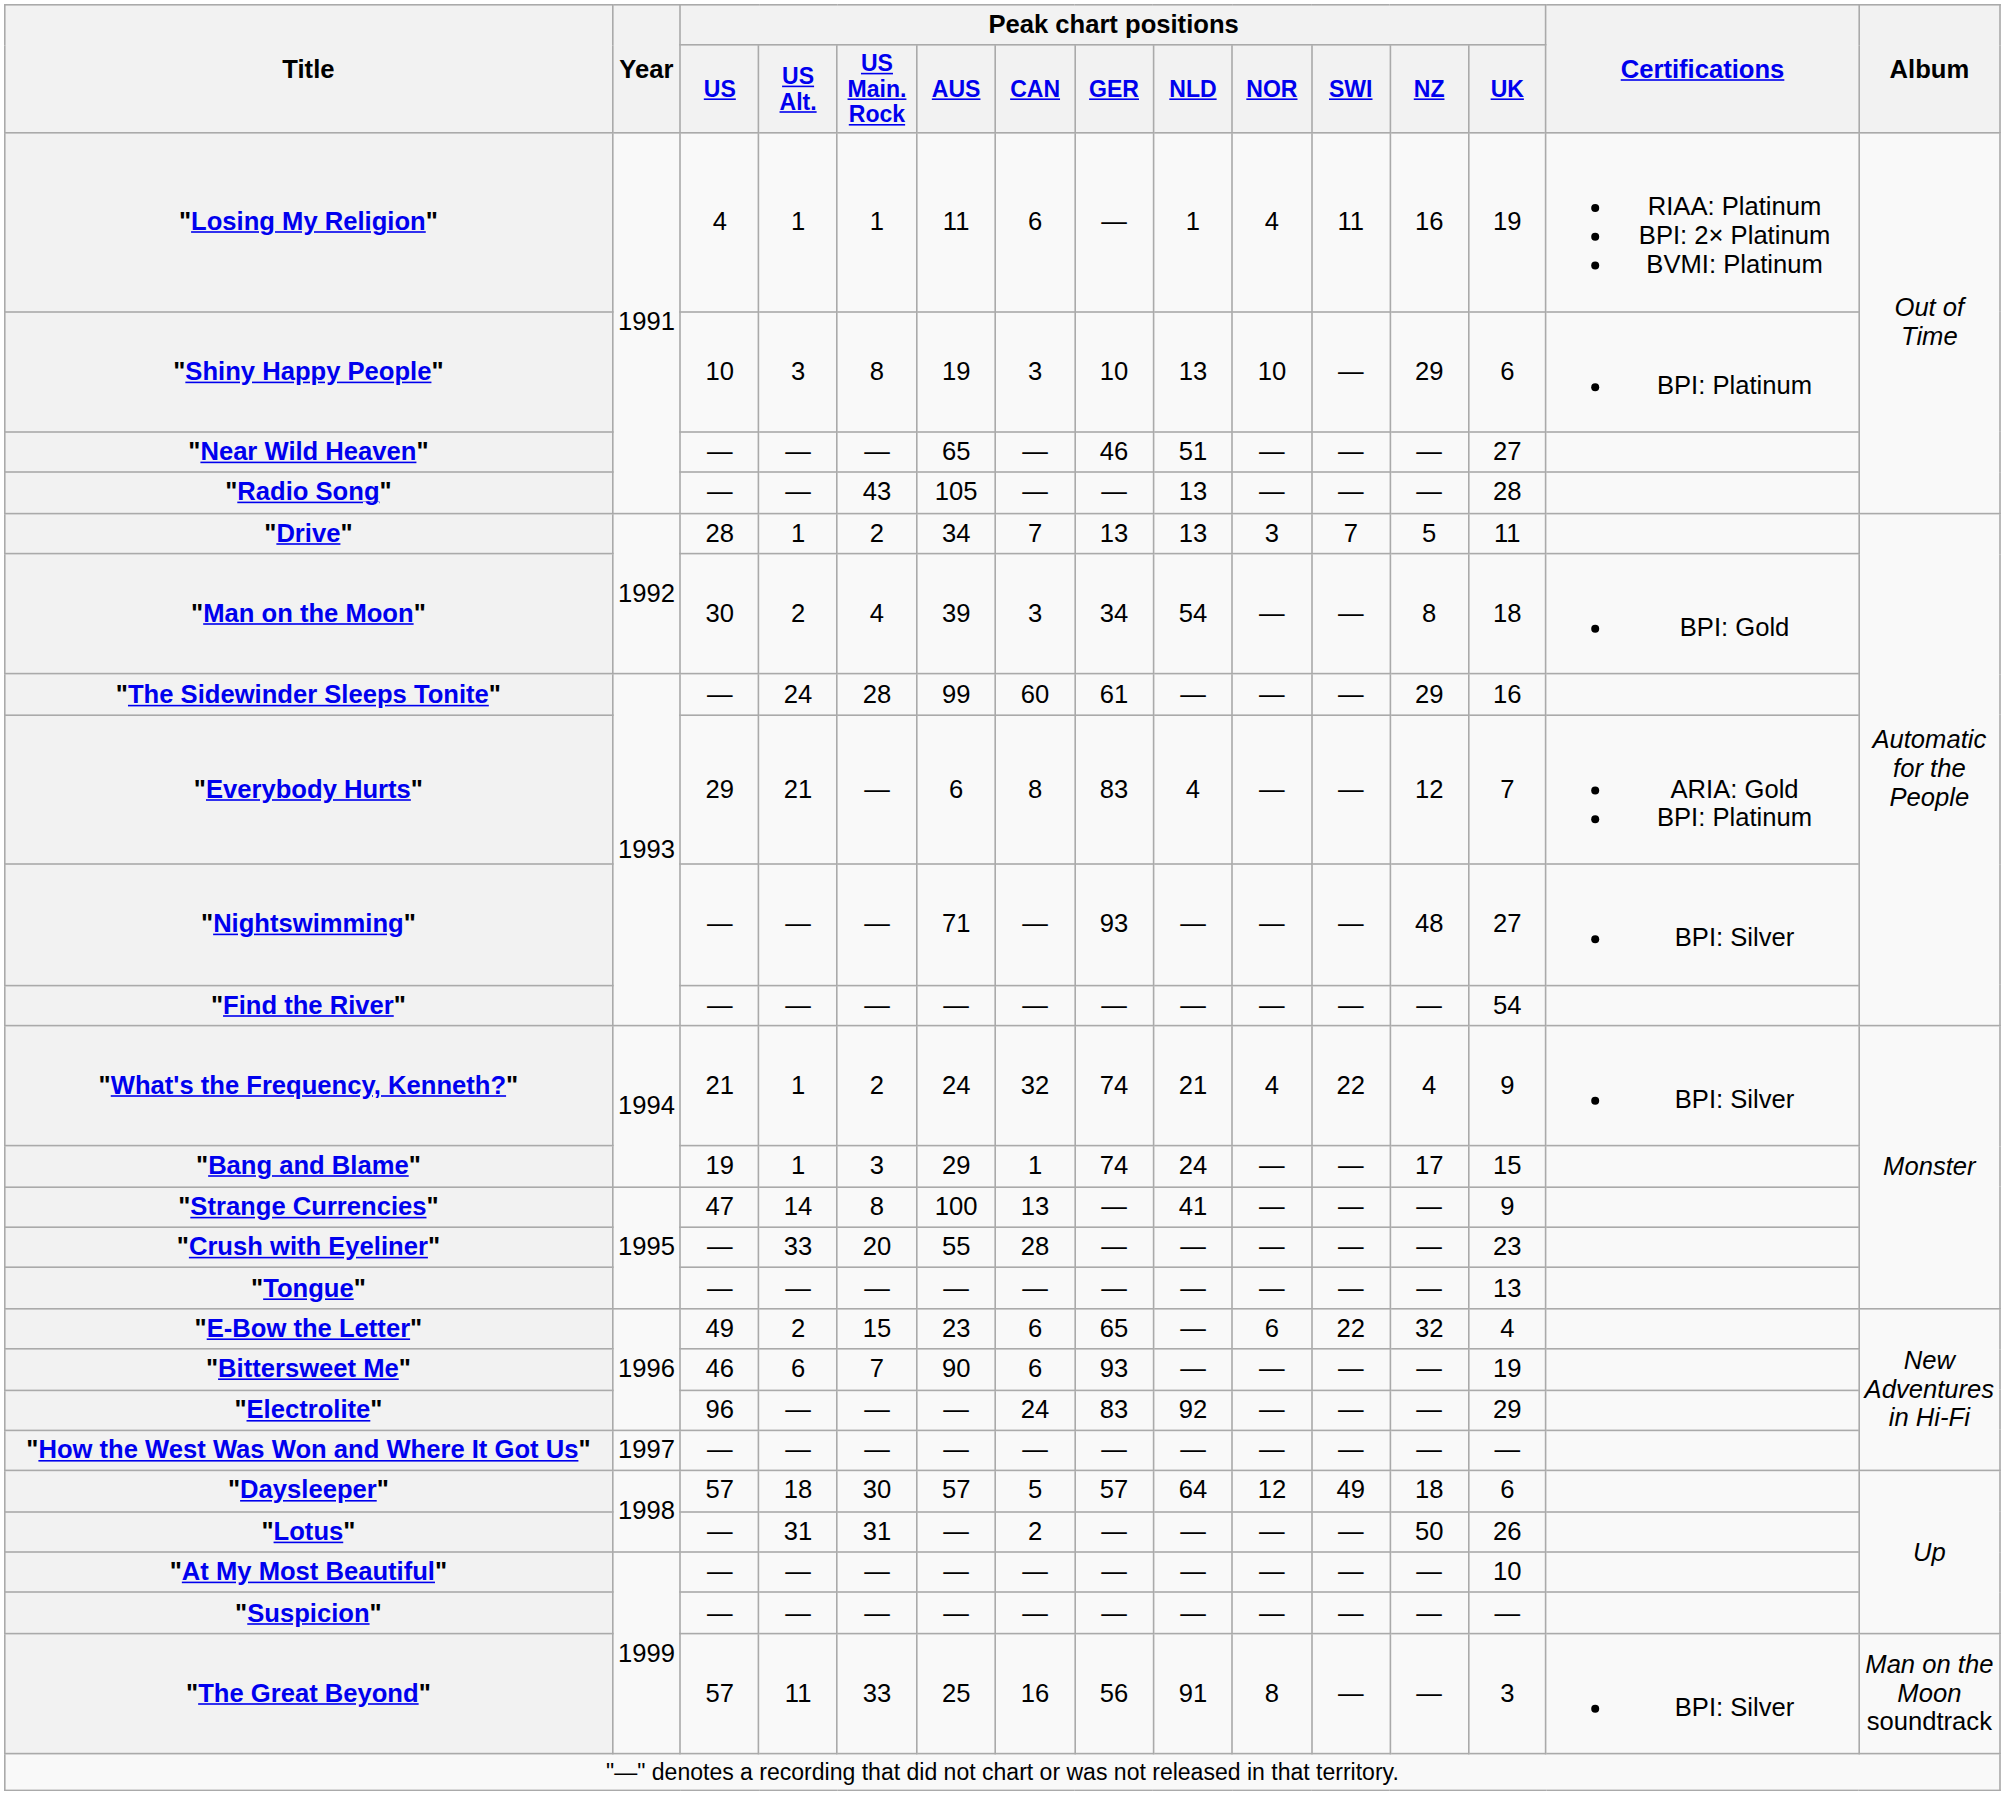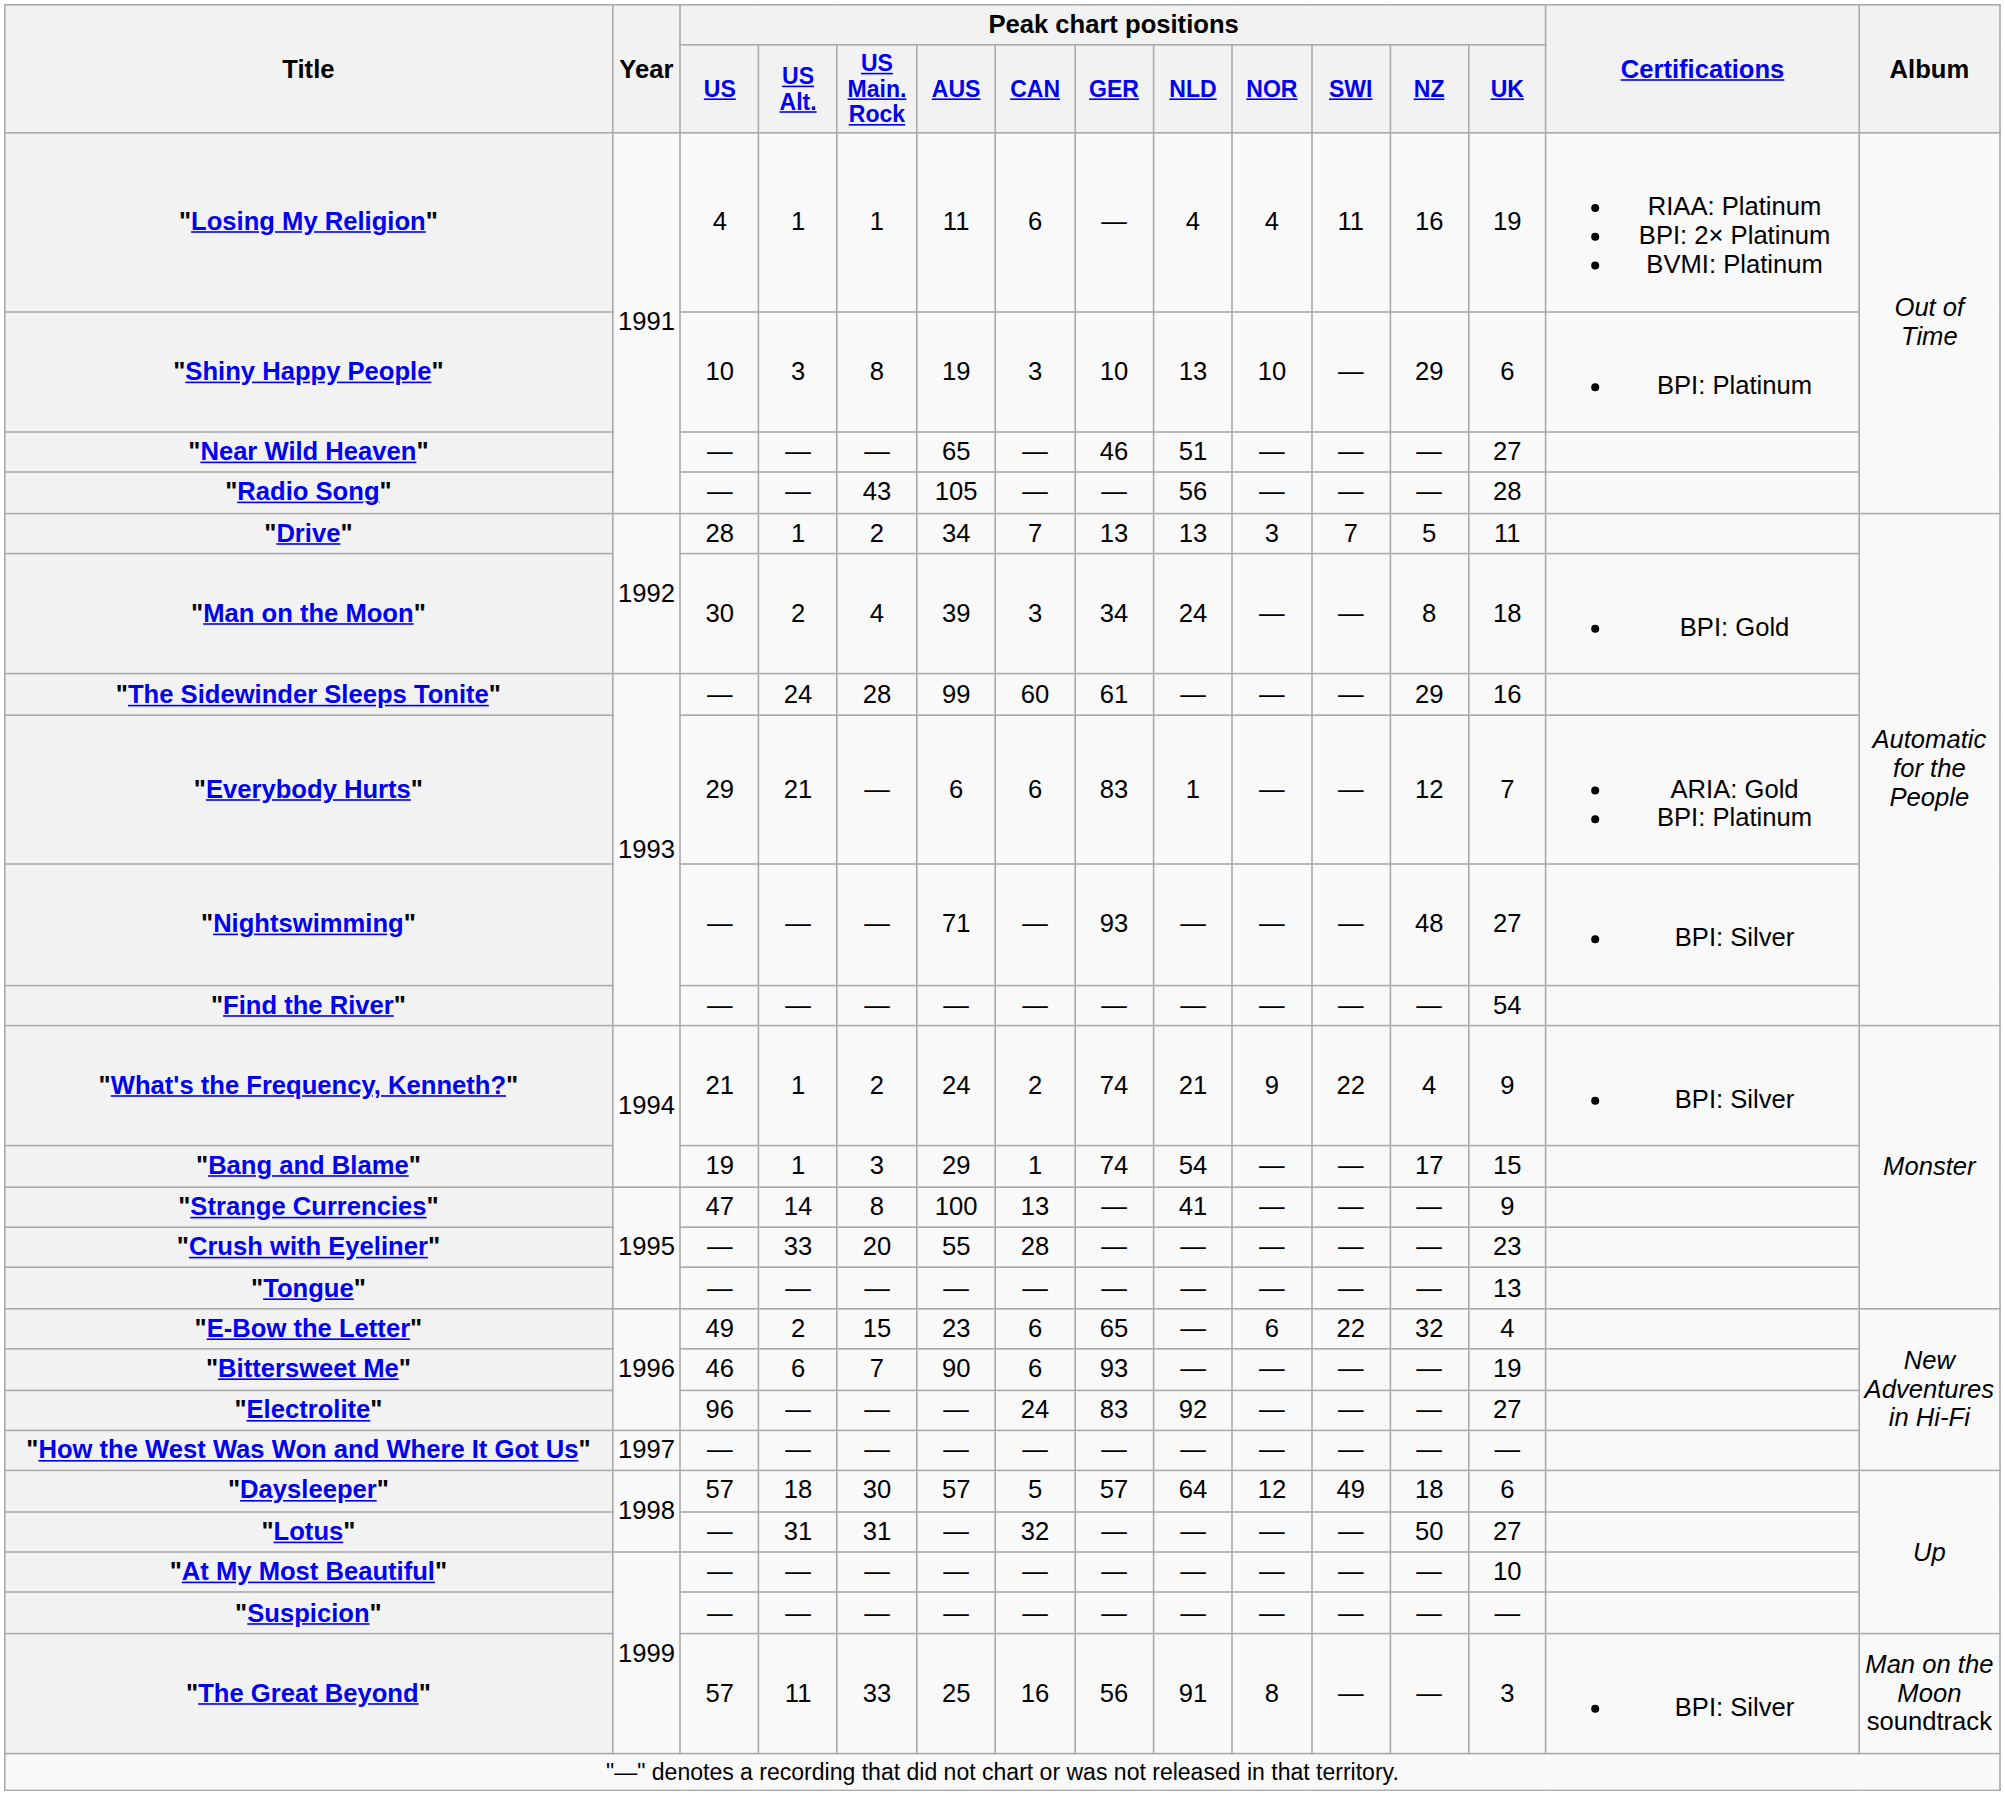(1193, 221) 1 -> (1193, 221) 4
(1193, 492) 13 -> (1193, 492) 56
(1193, 613) 54 -> (1193, 613) 24
(1035, 789) 8 -> (1035, 789) 6
(1193, 789) 4 -> (1193, 789) 1
(1035, 1085) 32 -> (1035, 1085) 2
(1272, 1085) 4 -> (1272, 1085) 9
(1193, 1166) 24 -> (1193, 1166) 54
(1507, 1409) 29 -> (1507, 1409) 27
(1035, 1531) 2 -> (1035, 1531) 32
(1507, 1531) 26 -> (1507, 1531) 27
